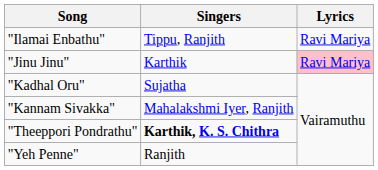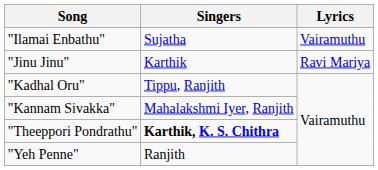(184, 39) Tippu, Ranjith -> (165, 39) Sujatha
(335, 39) Ravi Mariya -> (333, 39) Vairamuthu
(335, 62) pink background -> (335, 62) no background
(165, 85) Sujatha -> (184, 85) Tippu, Ranjith
